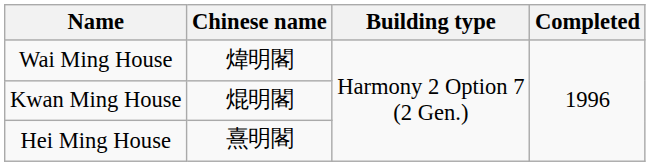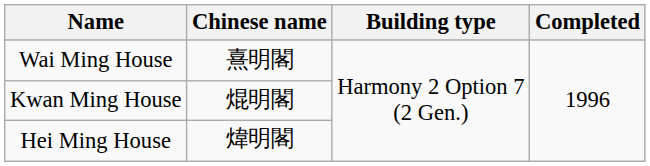(259, 59) 煒明閣 -> (259, 59) 熹明閣
(259, 139) 熹明閣 -> (259, 139) 煒明閣
